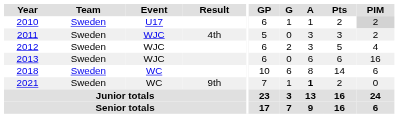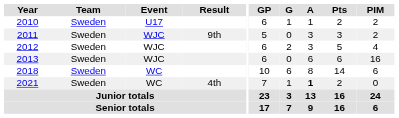(375, 22) lightgrey background -> (375, 22) no background
(214, 34) 4th -> (214, 34) 9th
(214, 83) 9th -> (214, 83) 4th
